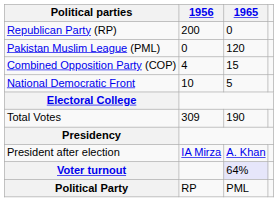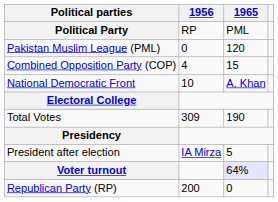rows swapped: (62, 30) <-> (92, 188)
(229, 83) 5 -> (246, 83) A. Khan
(246, 153) A. Khan -> (229, 153) 5
